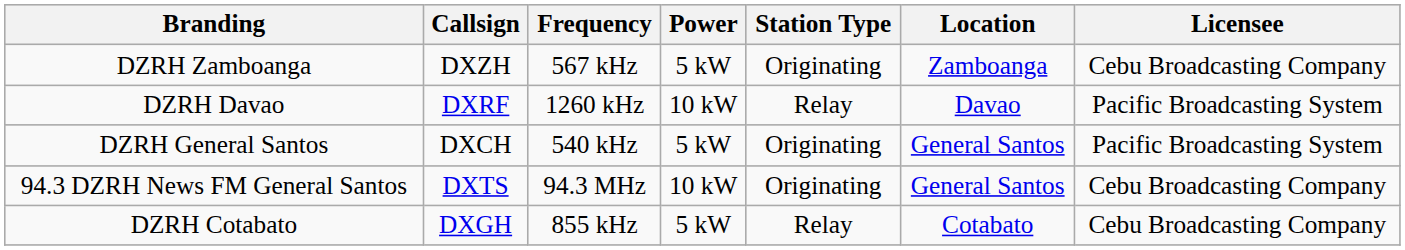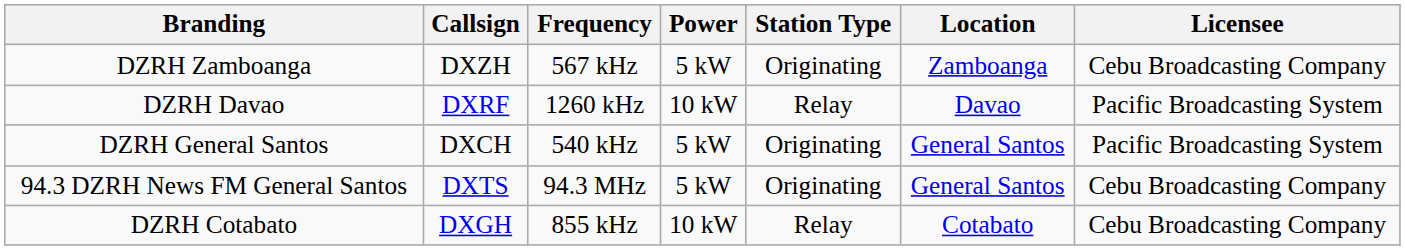(703, 184) 10 kW -> (703, 184) 5 kW
(703, 225) 5 kW -> (703, 225) 10 kW
